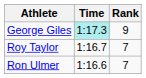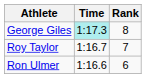(125, 31) 9 -> (125, 31) 8
(125, 65) 7 -> (125, 65) 6
